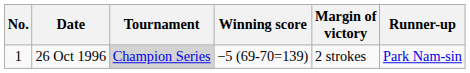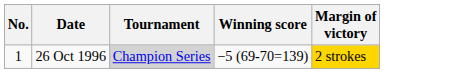- column: (423, 24)
(341, 56) no background -> (341, 56) gold background
